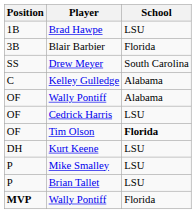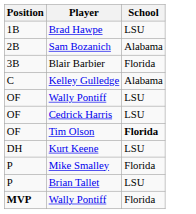+ row: (13, 47)
- row: (13, 64)
(144, 98) Alabama -> (134, 98) LSU
(134, 166) LSU -> (140, 166) Florida
